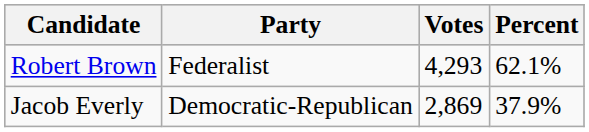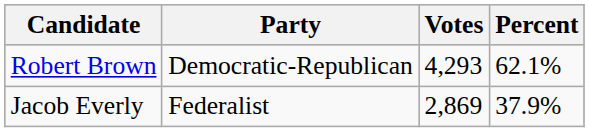(219, 65) Federalist -> (291, 65) Democratic-Republican
(291, 106) Democratic-Republican -> (219, 106) Federalist
